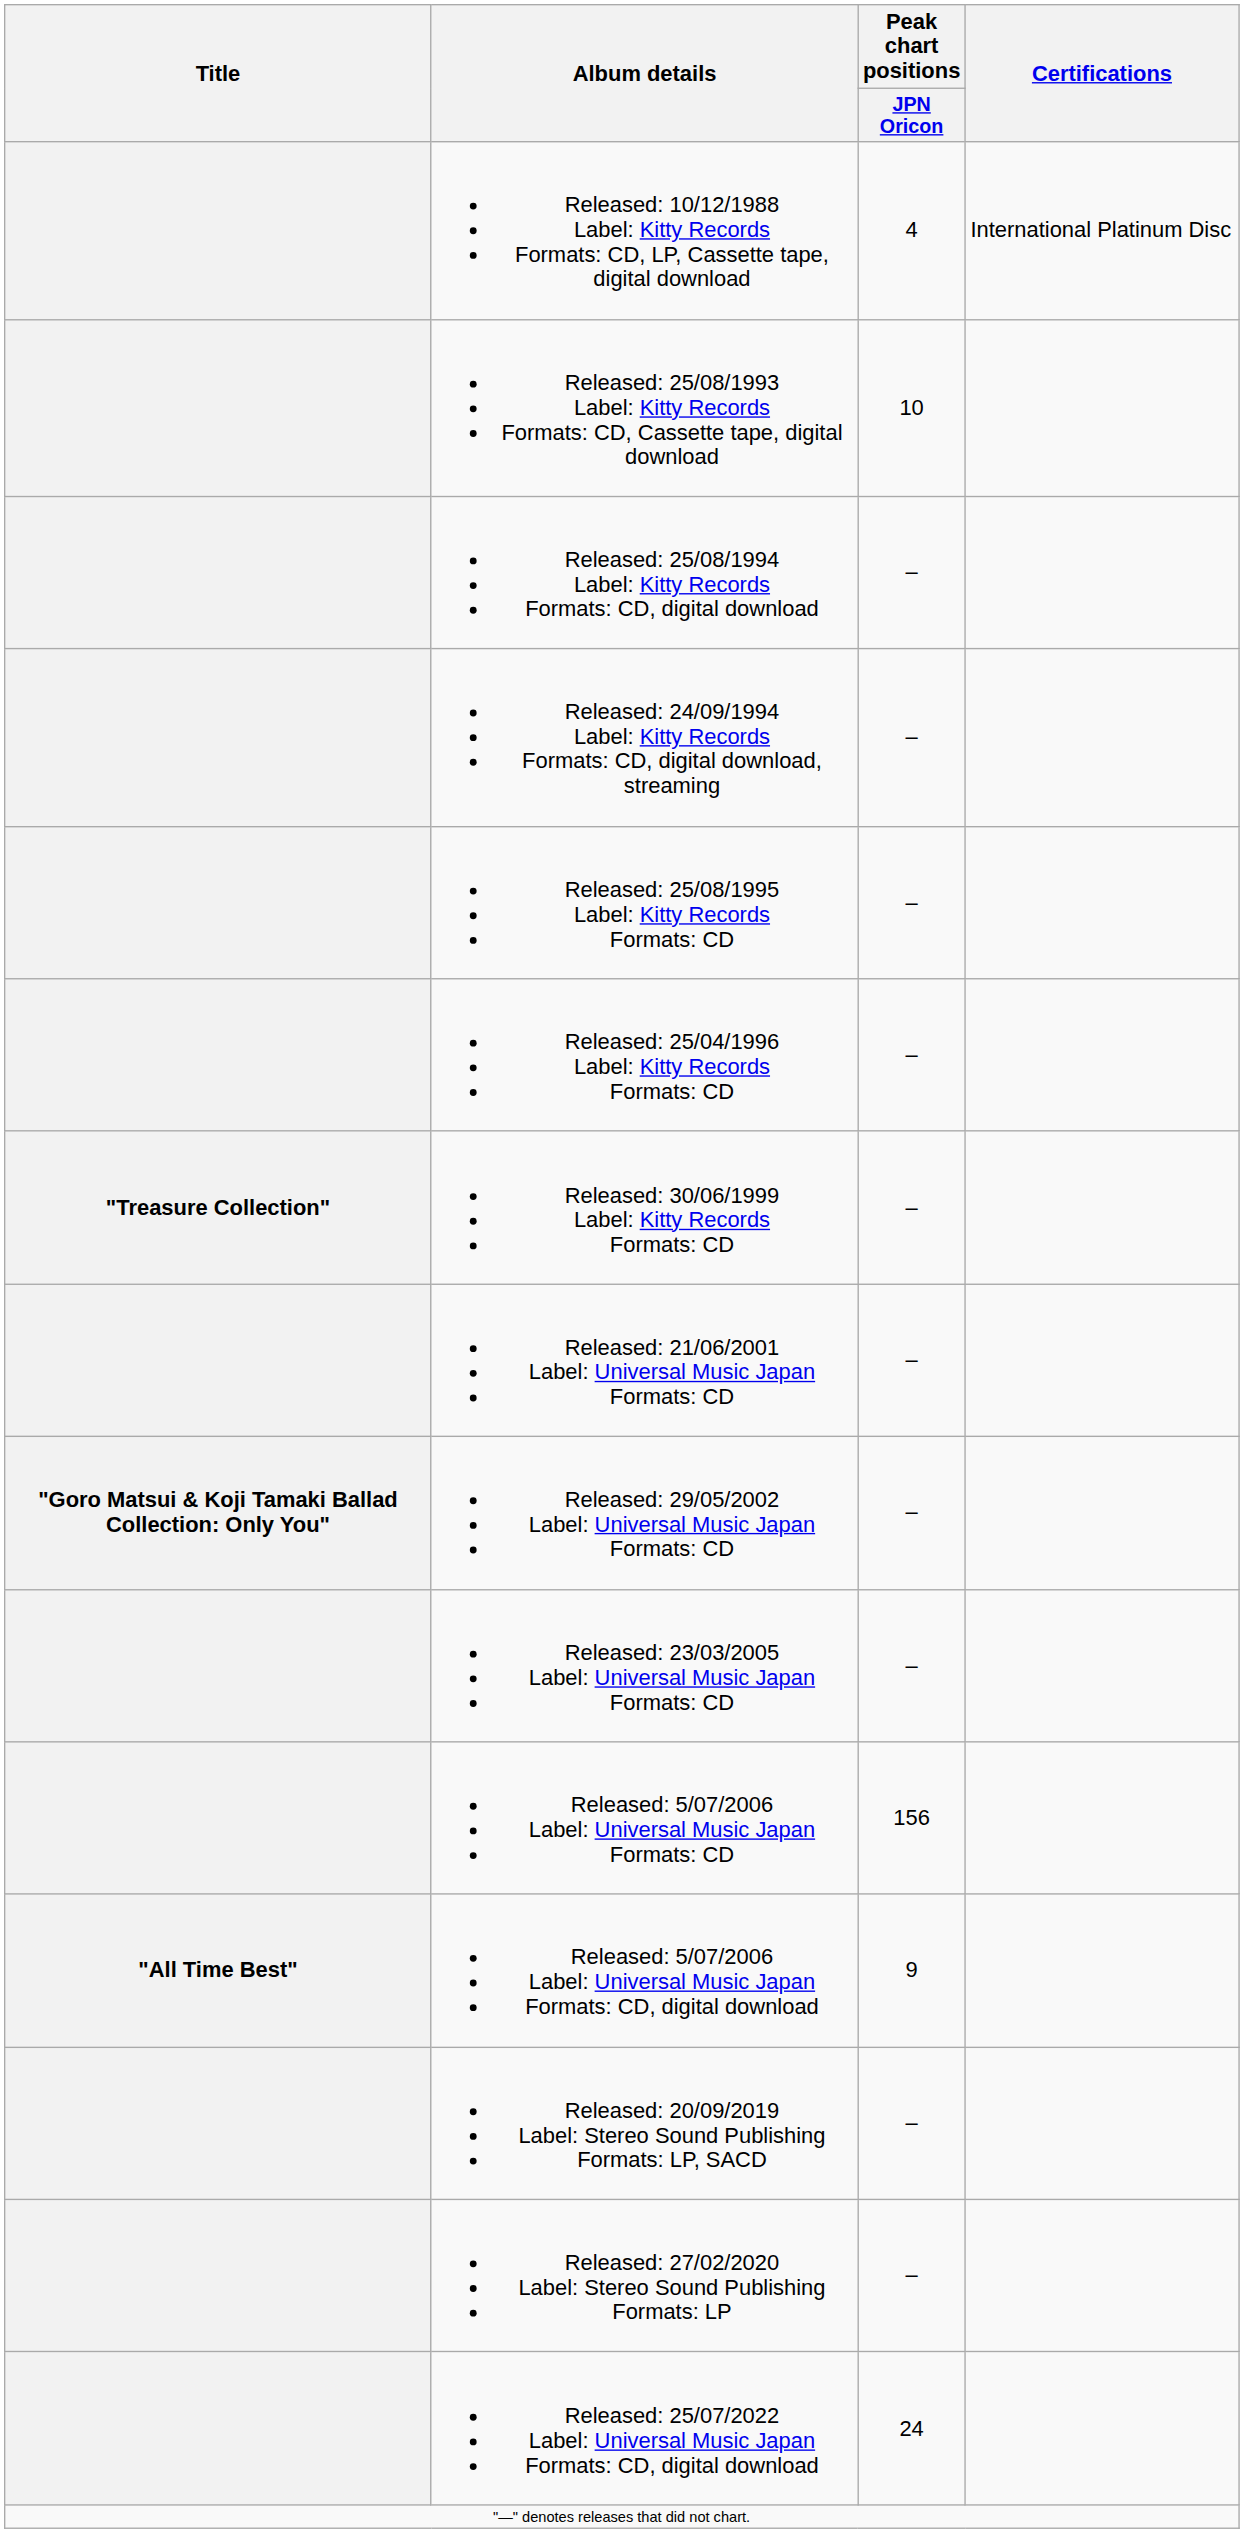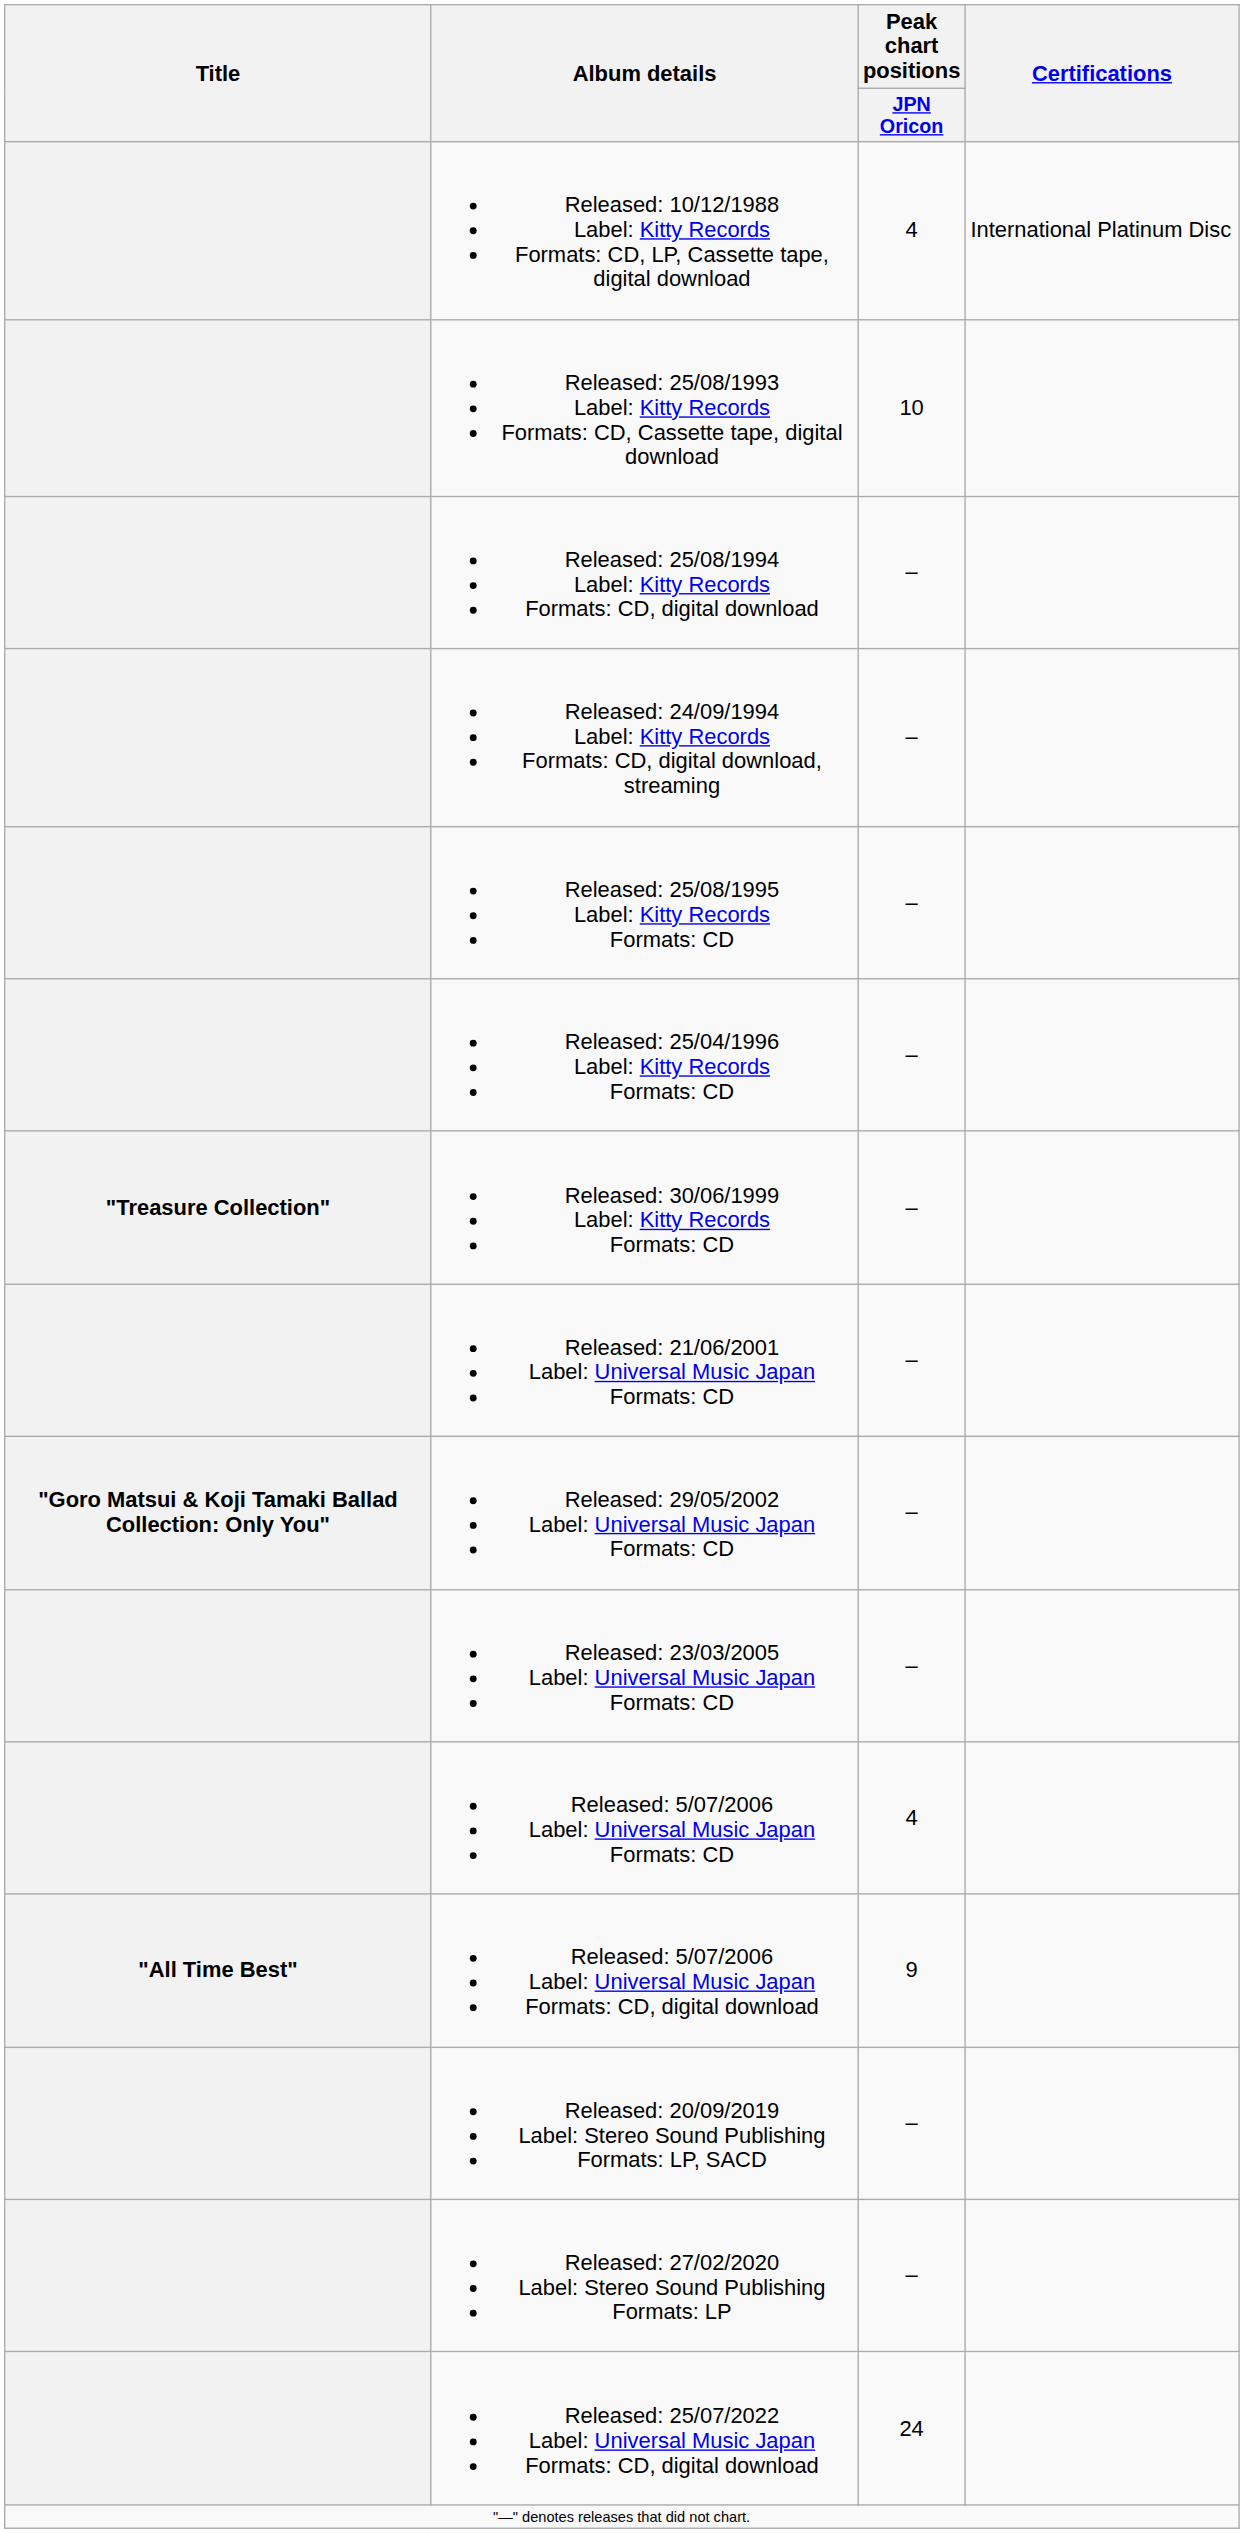(912, 1817) 156 -> (912, 1817) 4
